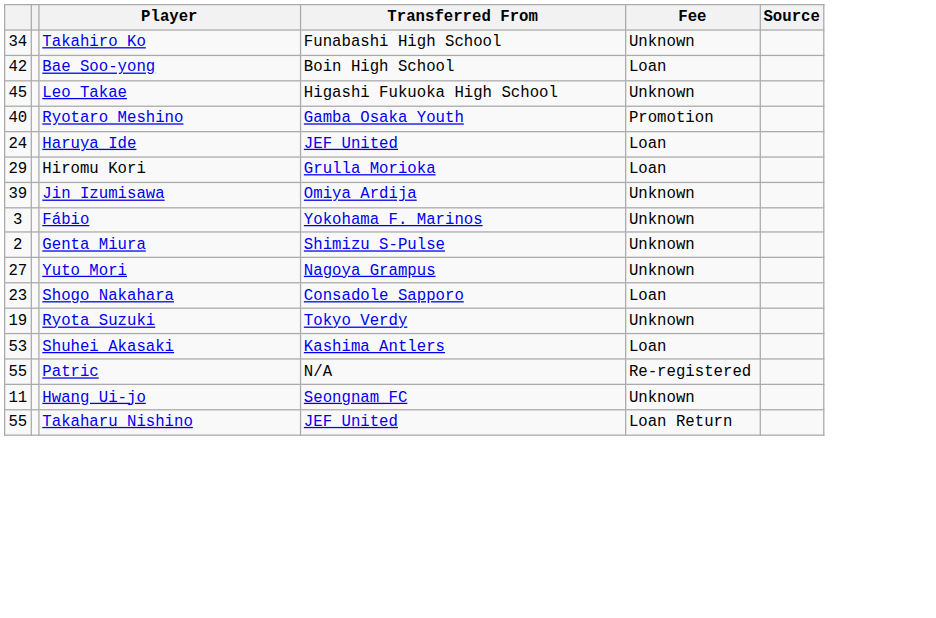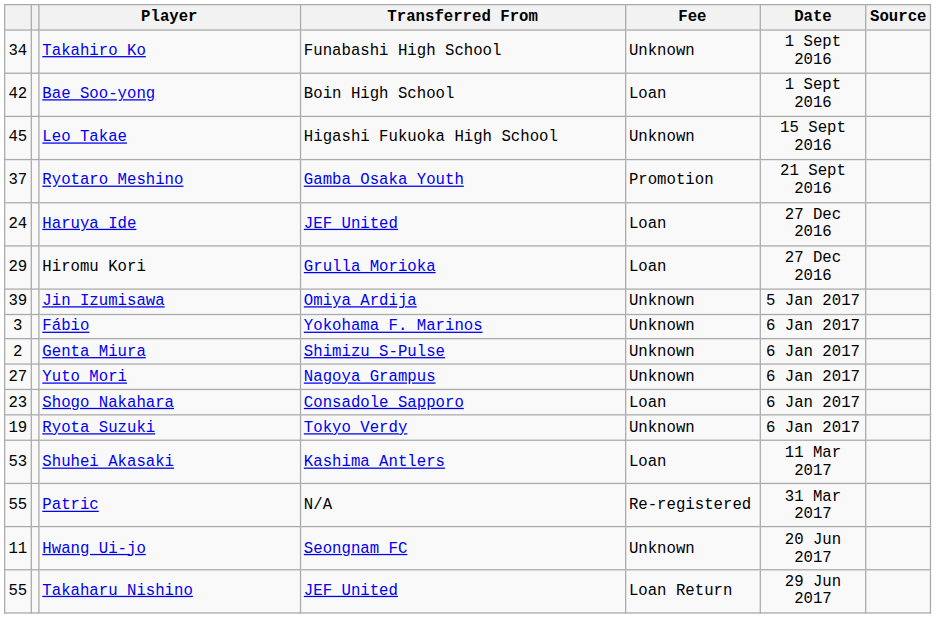+ column: (813, 18)
(18, 119) 40 -> (18, 181) 37
